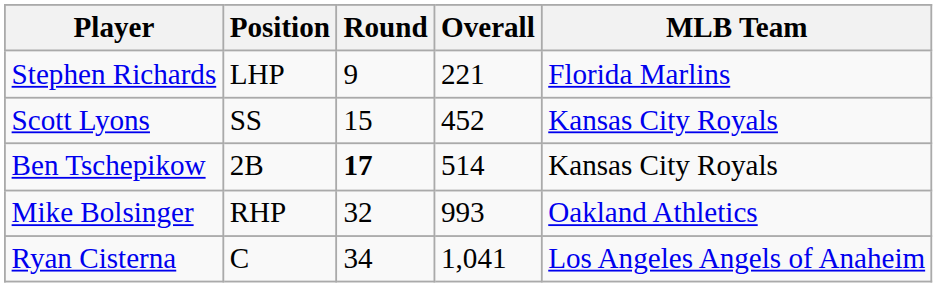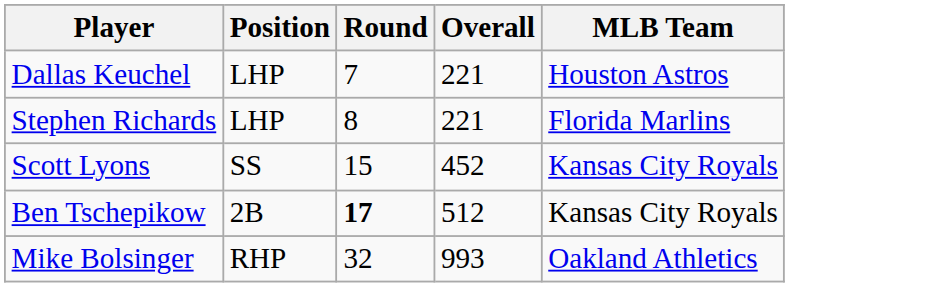+ row: (101, 73)
(351, 73) 9 -> (351, 119) 8
(463, 166) 514 -> (463, 212) 512
- row: (94, 258)
